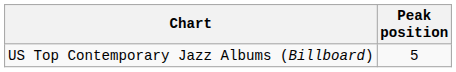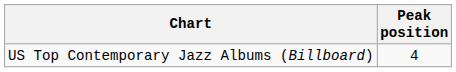(414, 56) 5 -> (414, 56) 4
